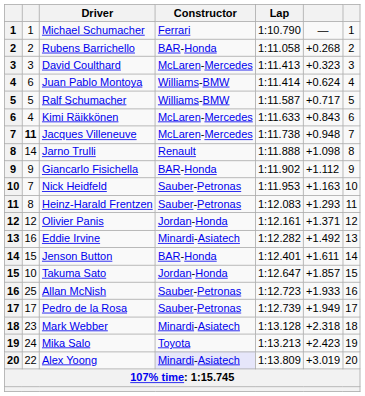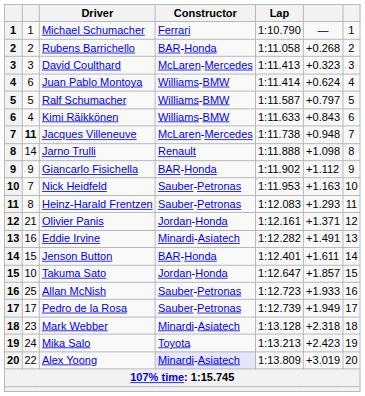(323, 100) +0.717 -> (323, 100) +0.797
(205, 117) McLaren-Mercedes -> (194, 117) Williams-BMW
(31, 221) 12 -> (31, 221) 21
(323, 238) +1.492 -> (323, 238) +1.491
